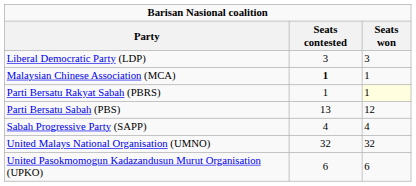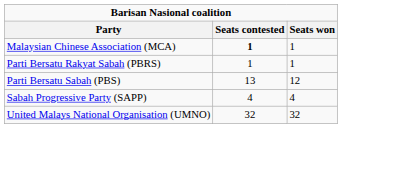- row: (76, 59)
(367, 93) lightyellow background -> (292, 64) no background
- row: (134, 167)
